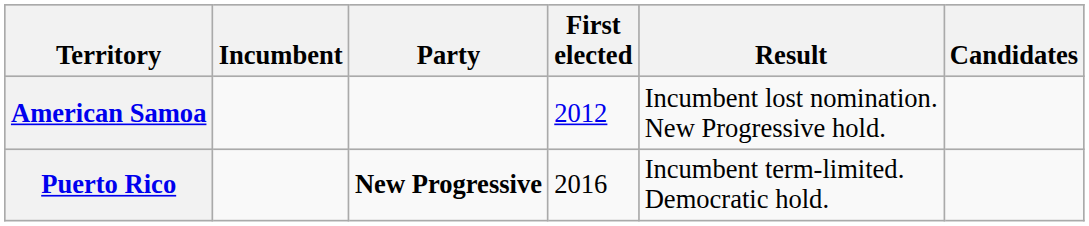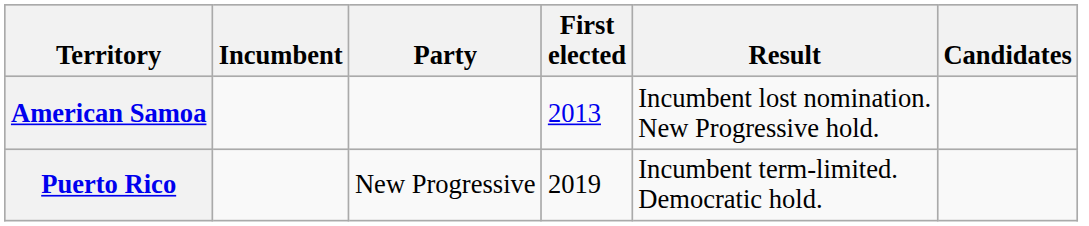(581, 112) 2012 -> (574, 112) 2013
(448, 184) bold -> (445, 184) normal
(581, 184) 2016 -> (574, 184) 2019
